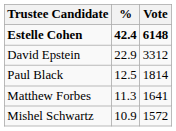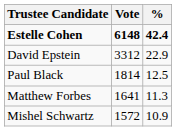columns swapped: (155, 14) <-> (126, 14)
